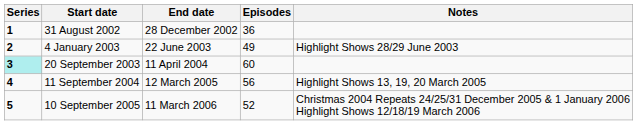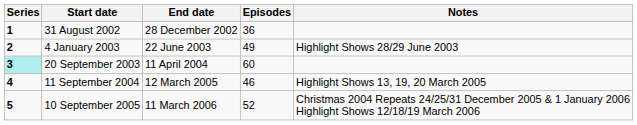(249, 82) 56 -> (249, 82) 46
